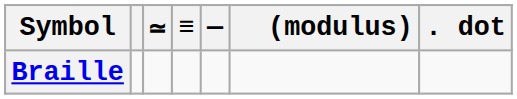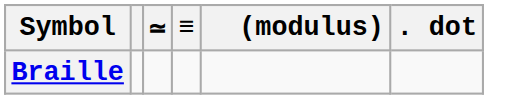- column: (215, 28)
